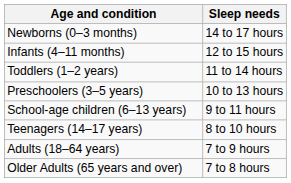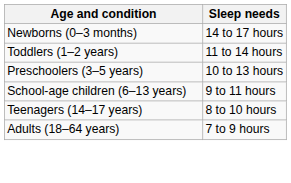- row: (66, 52)
- row: (95, 168)
